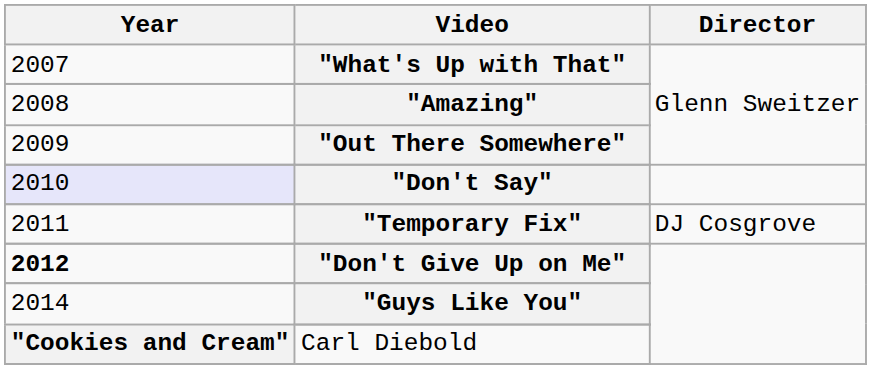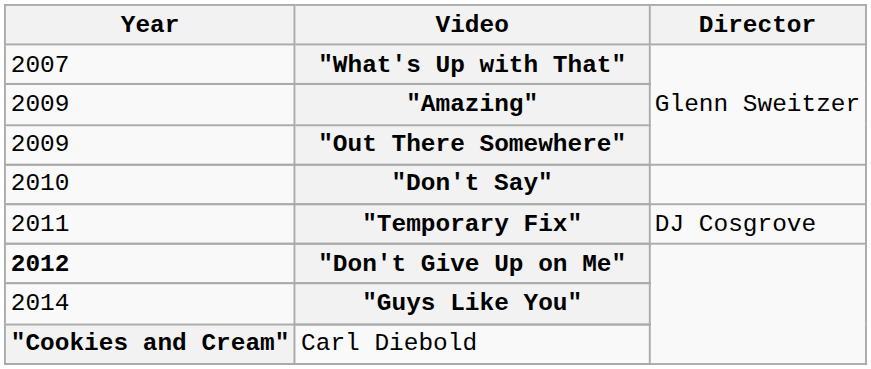(40, 105) 2008 -> (40, 105) 2009
(40, 184) lavender background -> (40, 184) no background
